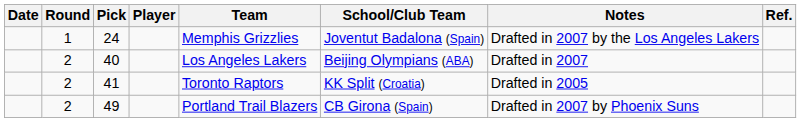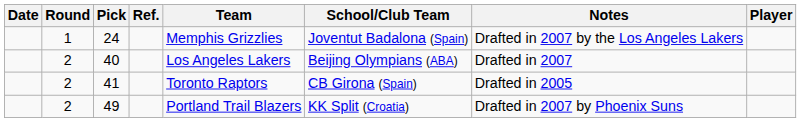columns swapped: (154, 15) <-> (779, 15)
(374, 83) KK Split (Croatia) -> (362, 83) CB Girona (Spain)
(378, 106) CB Girona (Spain) -> (358, 106) KK Split (Croatia)
